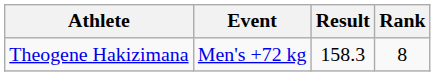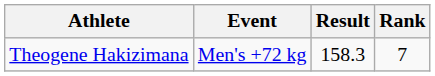(402, 54) 8 -> (402, 54) 7
